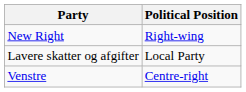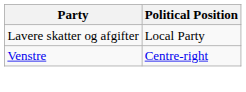- row: (36, 35)
